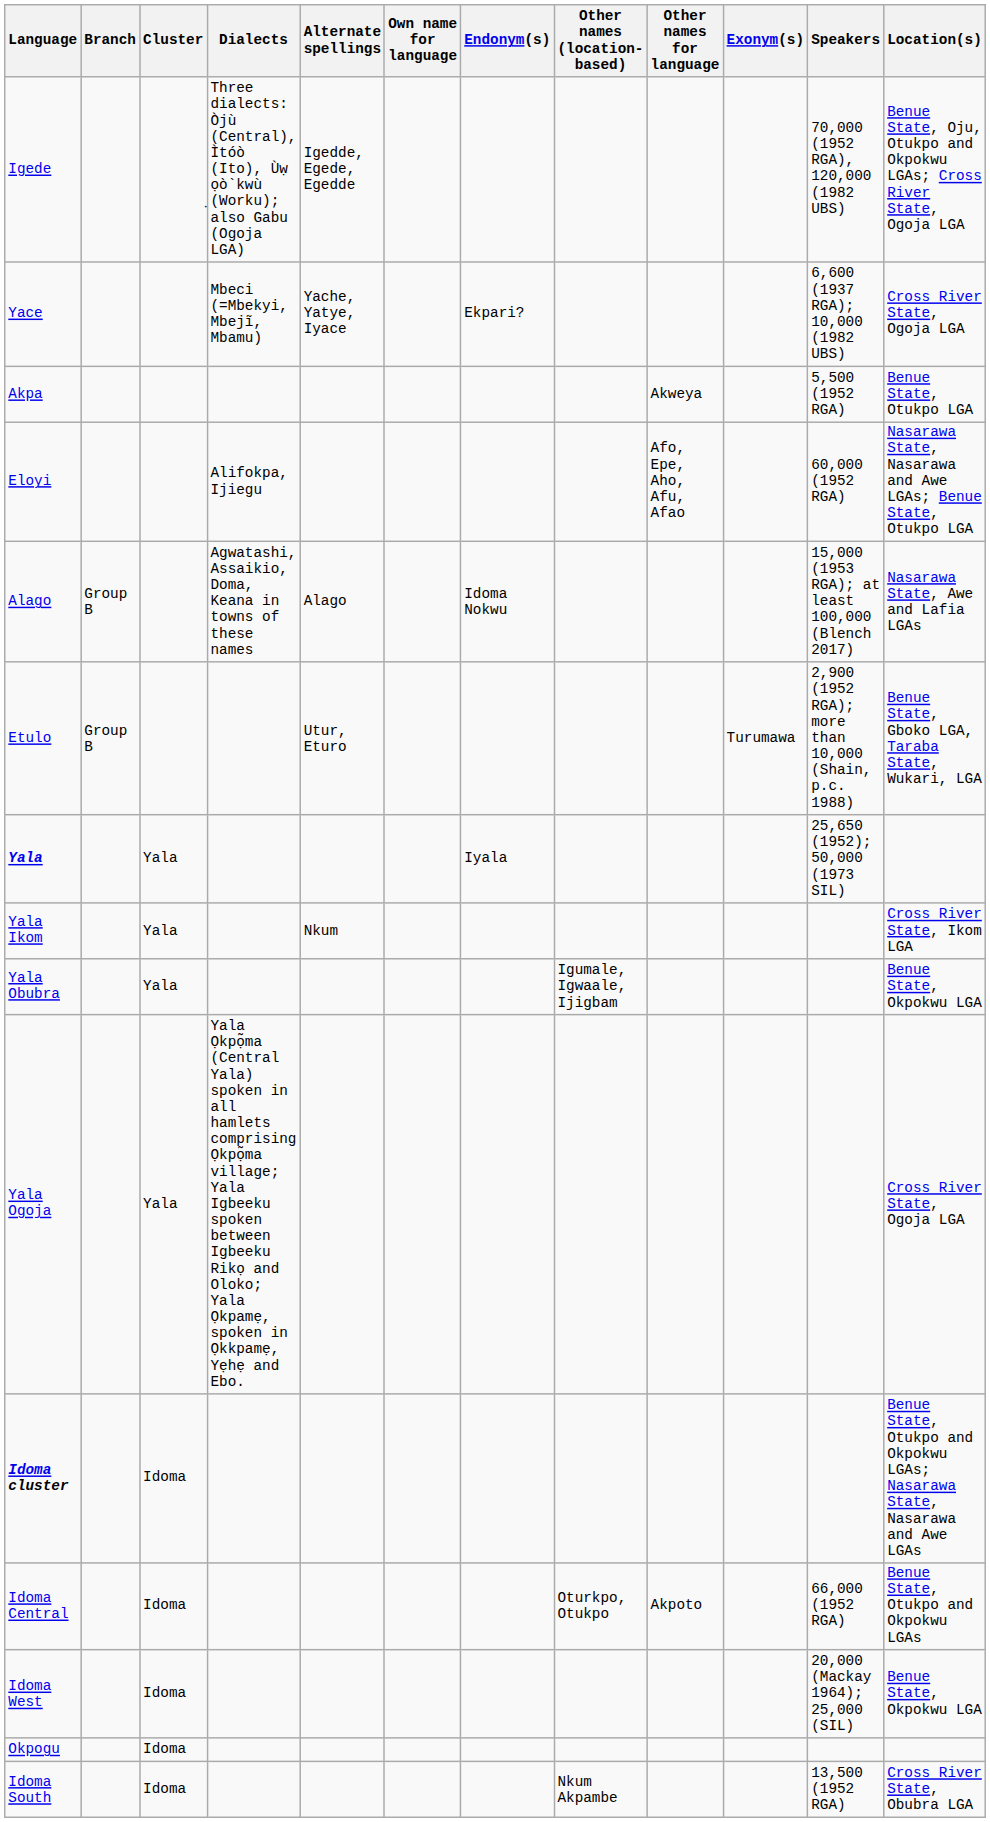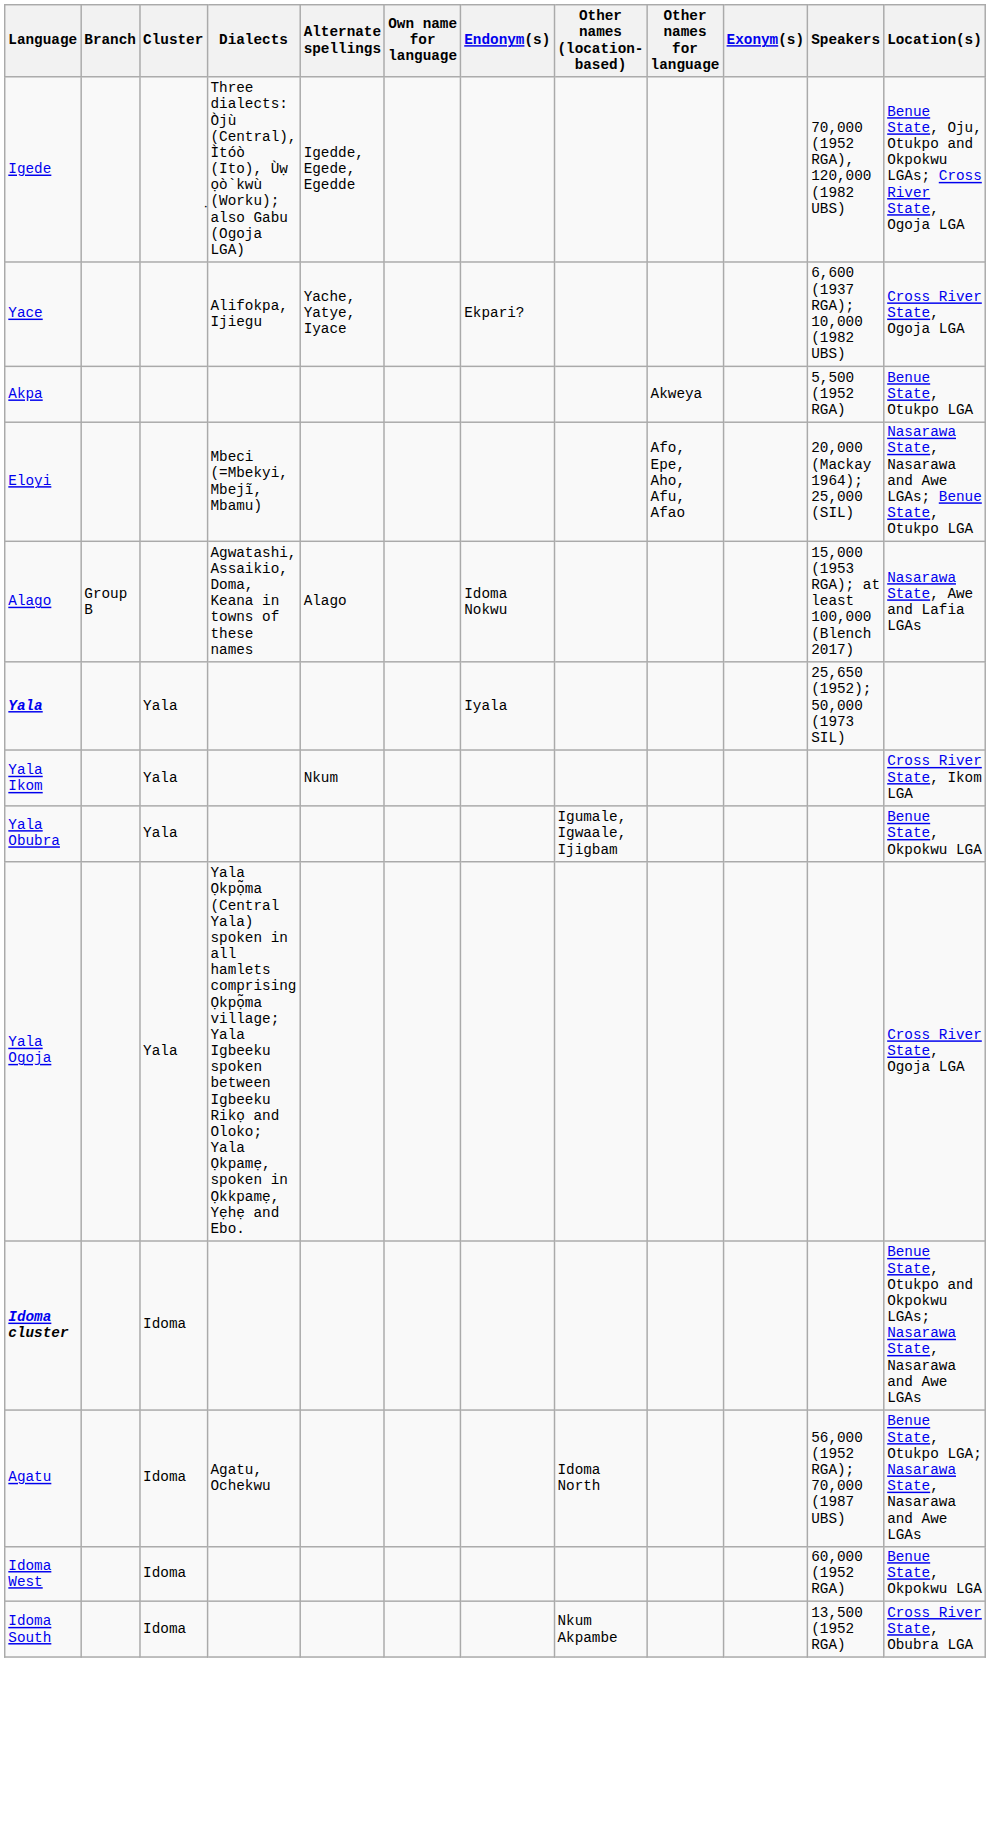(249, 313) Mbeci (=Mbekyi, Mbejĩ, Mbamu) -> (249, 313) Alifokpa, Ijiegu
(249, 481) Alifokpa, Ijiegu -> (249, 481) Mbeci (=Mbekyi, Mbejĩ, Mbamu)
(837, 481) 60,000 (1952 RGA) -> (841, 481) 20,000 (Mackay 1964); 25,000 (SIL)
- row: (30, 738)
+ row: (30, 1478)
- row: (38, 1606)
(841, 1694) 20,000 (Mackay 1964); 25,000 (SIL) -> (837, 1574) 60,000 (1952 RGA)
- row: (34, 1750)
